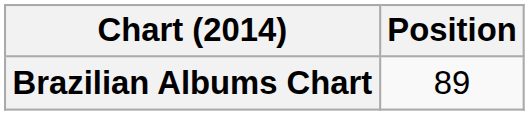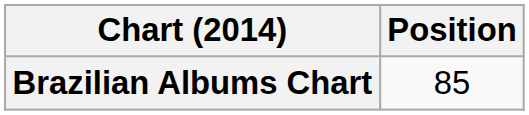(452, 82) 89 -> (452, 82) 85
